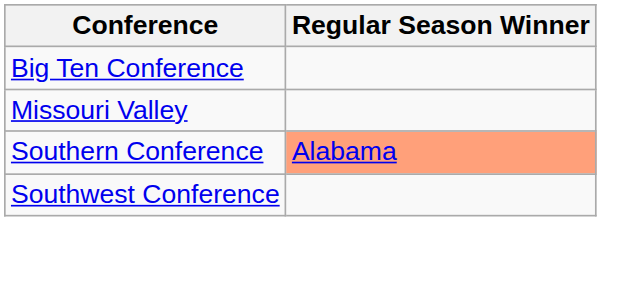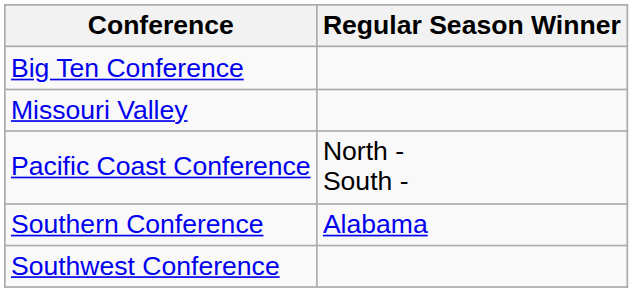+ row: (161, 166)
(344, 151) lightsalmon background -> (375, 223) no background
